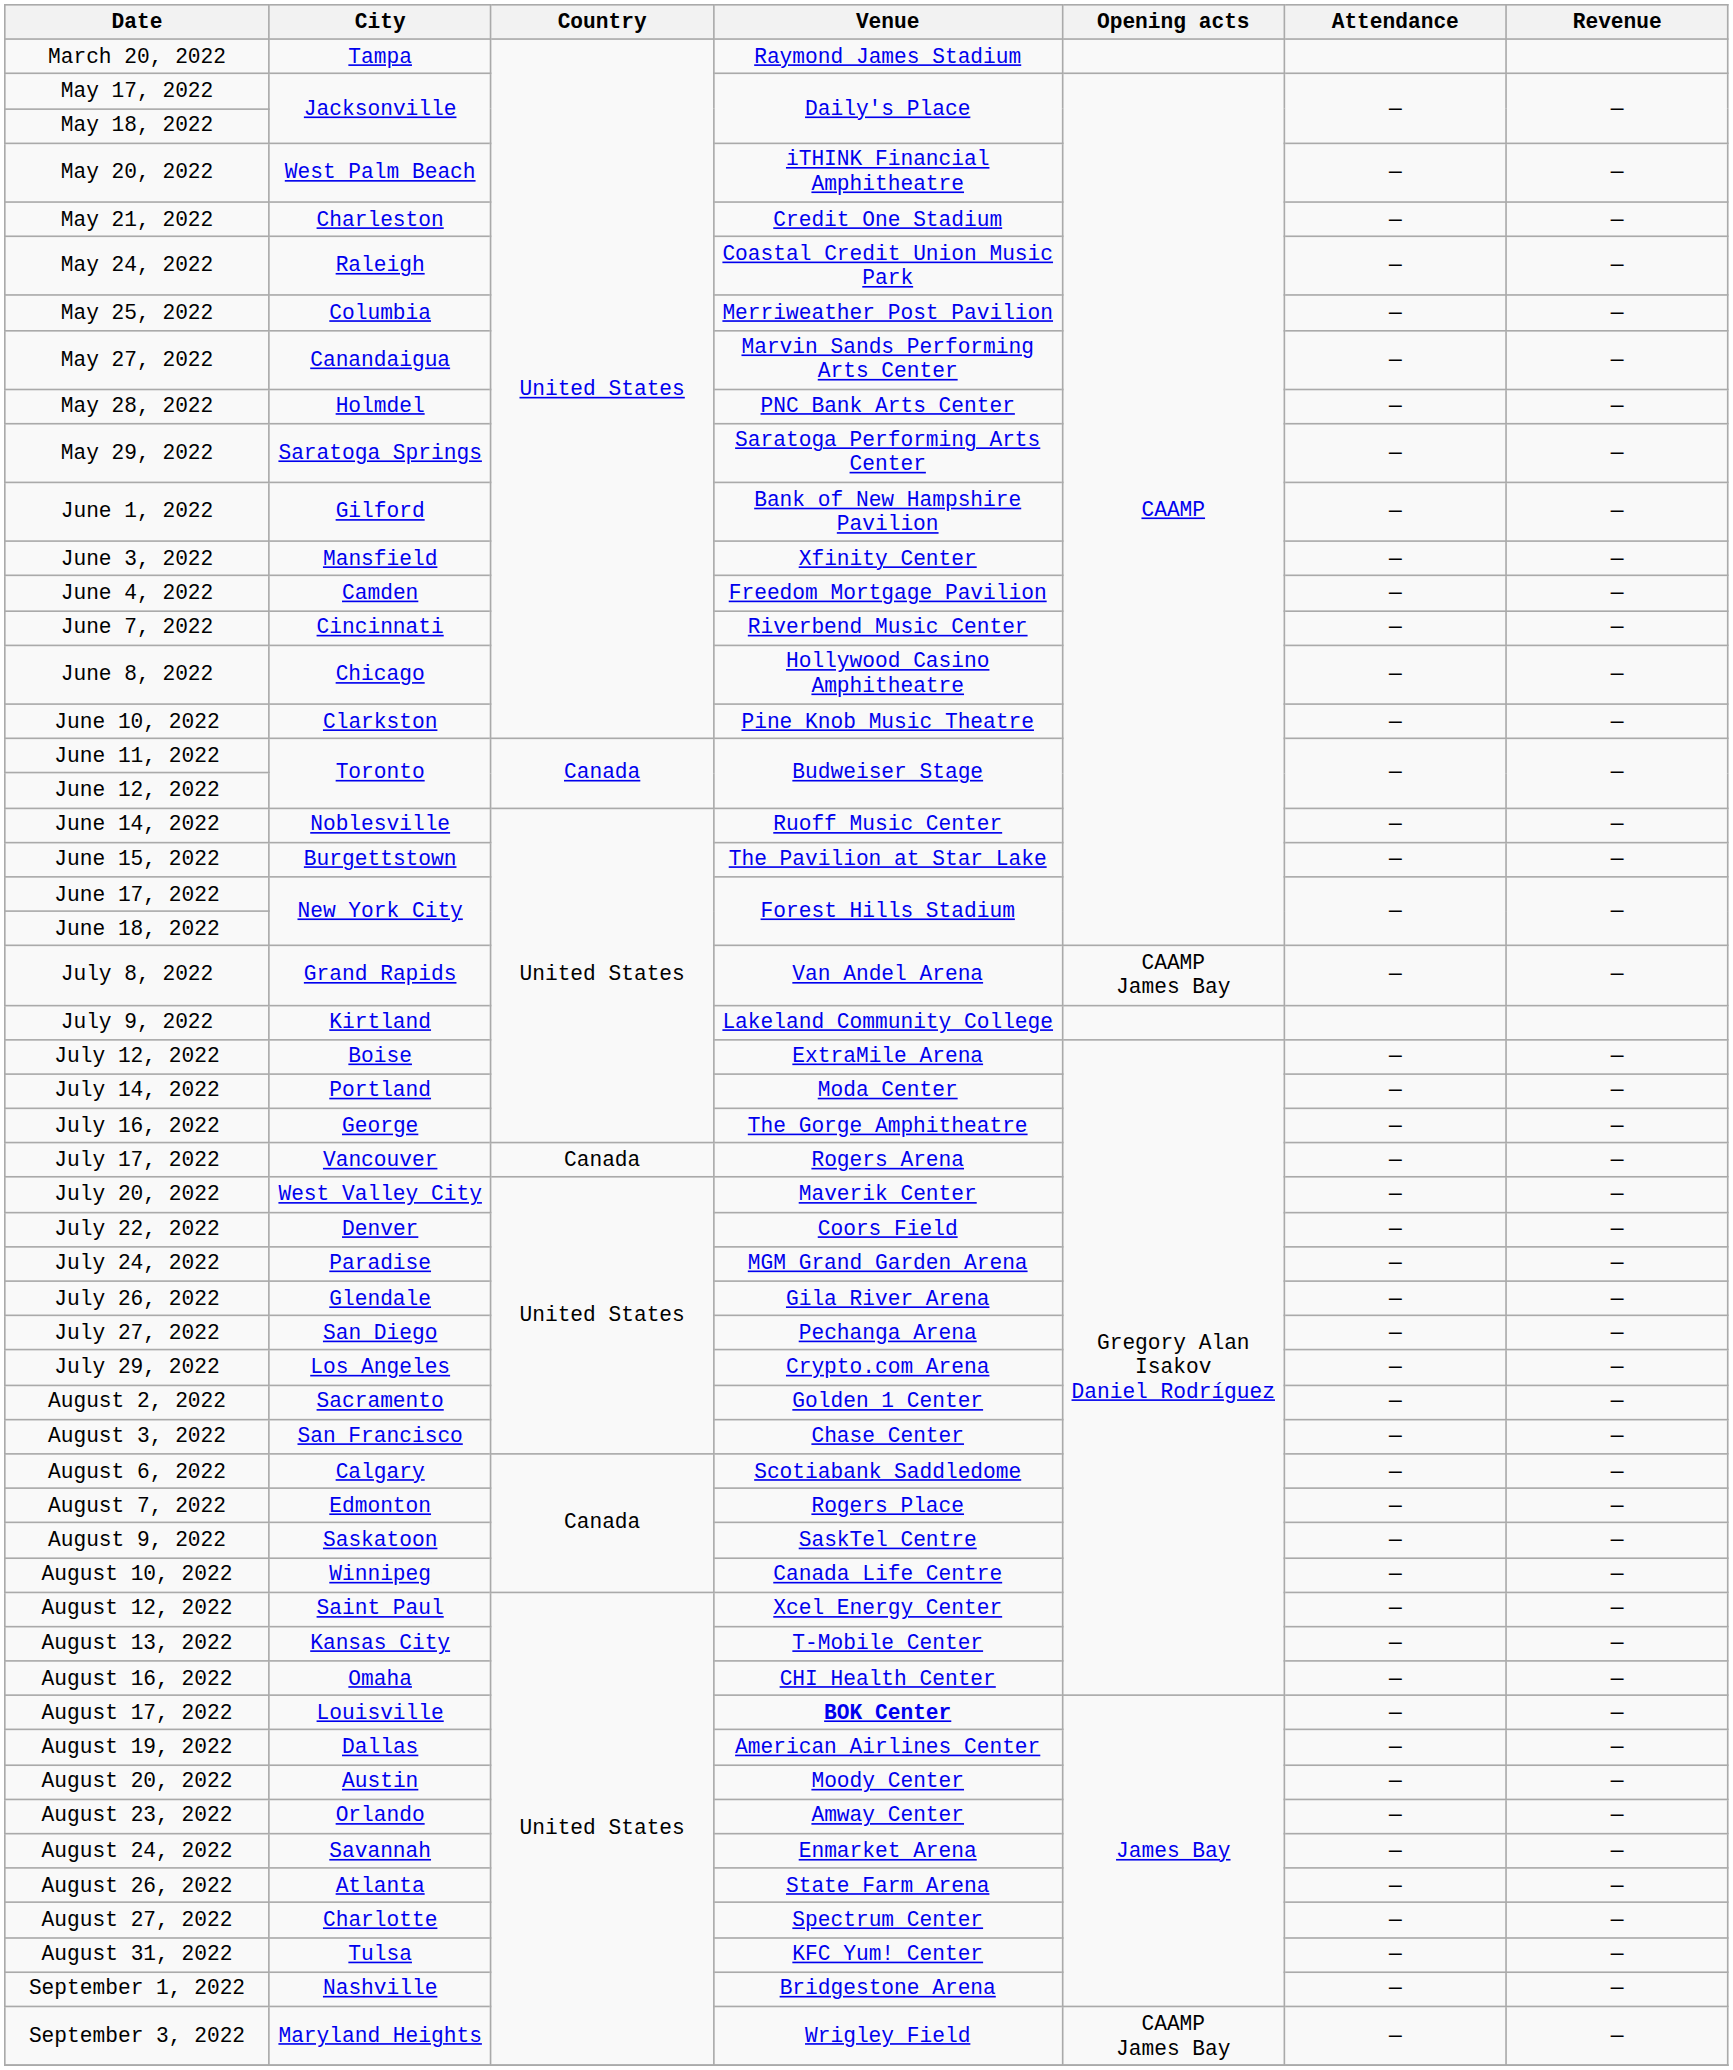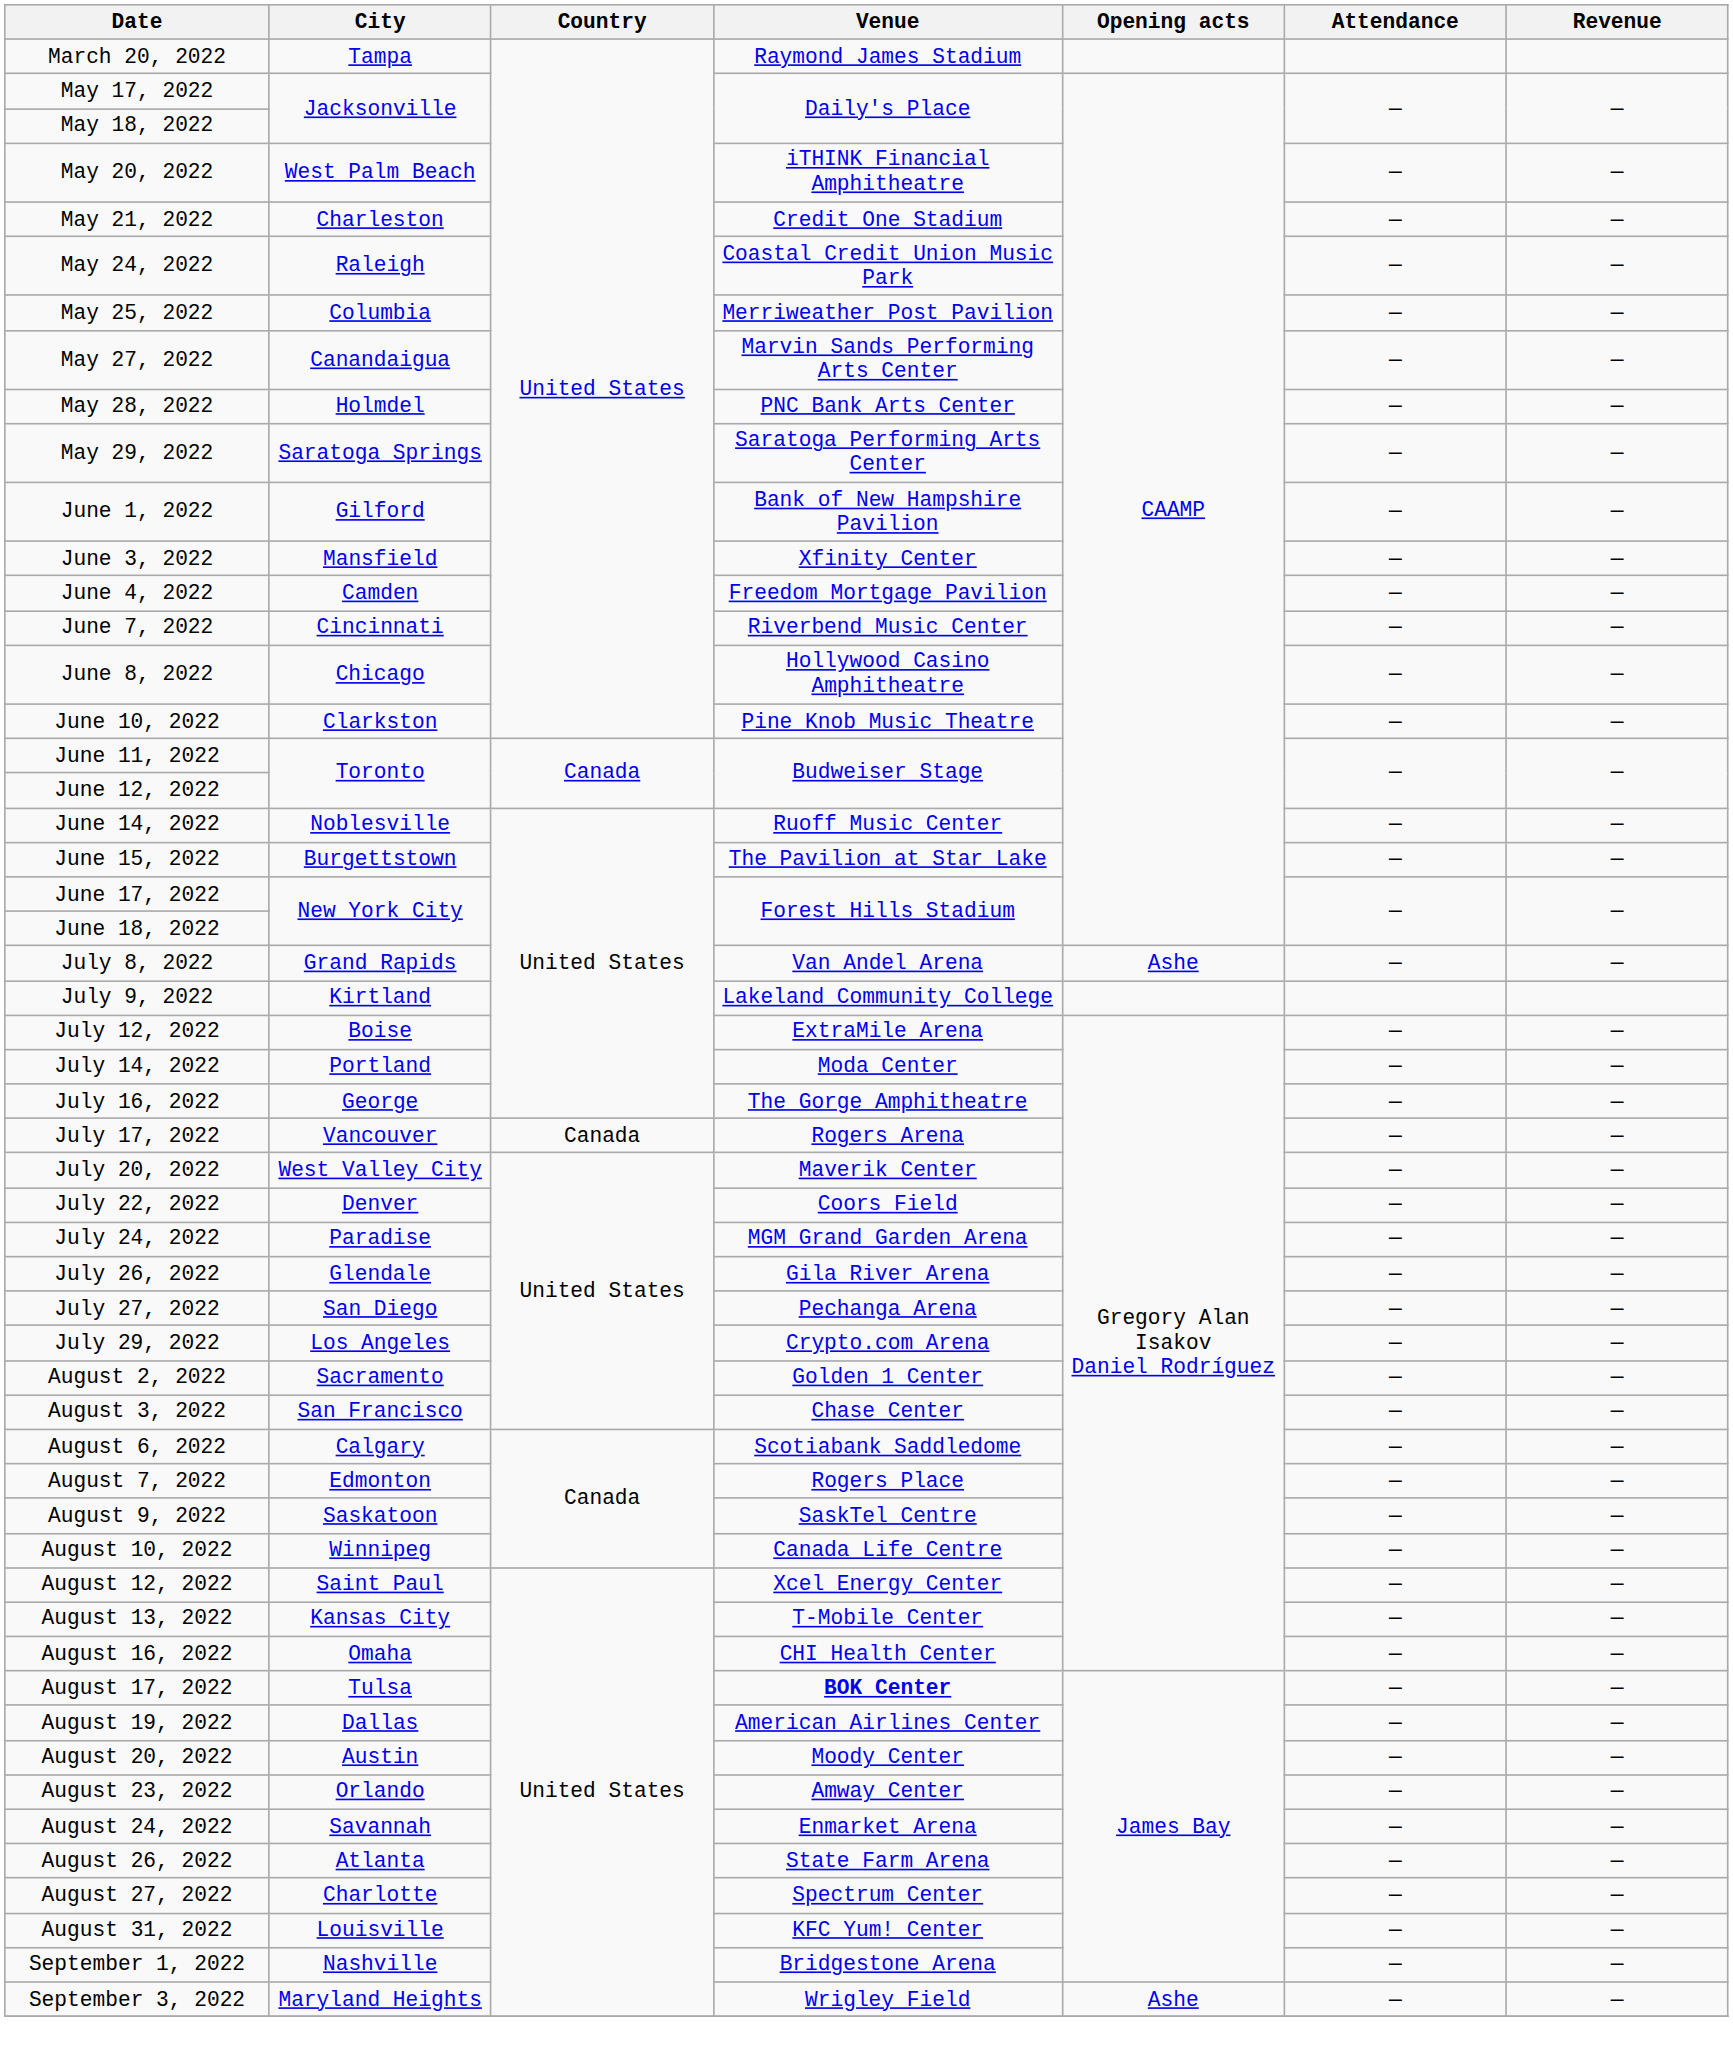(1173, 975) CAAMP James Bay -> (1173, 963) Ashe
(380, 1713) Louisville -> (380, 1688) Tulsa
(380, 1955) Tulsa -> (380, 1930) Louisville
(1173, 2036) CAAMP James Bay -> (1173, 1999) Ashe
